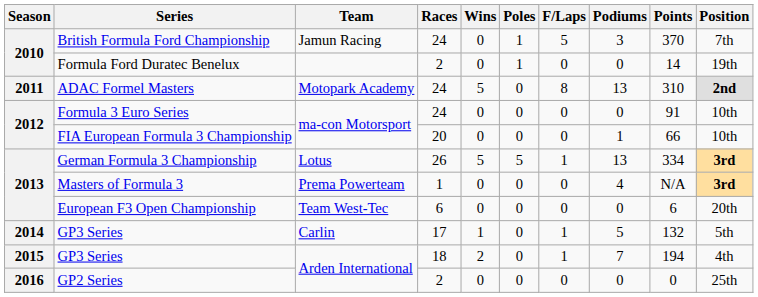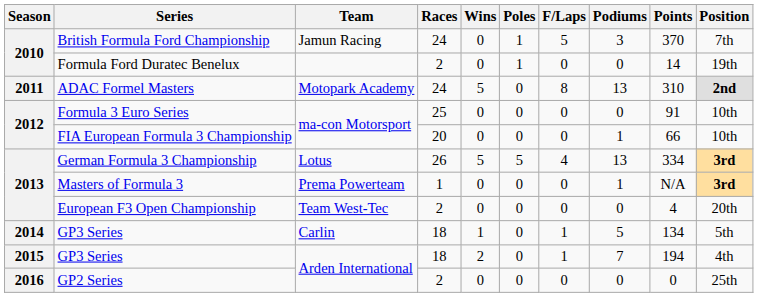(439, 112) 24 -> (439, 112) 25
(564, 160) 1 -> (564, 160) 4
(620, 184) 4 -> (620, 184) 1
(439, 208) 6 -> (439, 208) 2
(673, 208) 6 -> (673, 208) 4
(439, 232) 17 -> (439, 232) 18
(673, 232) 132 -> (673, 232) 134
